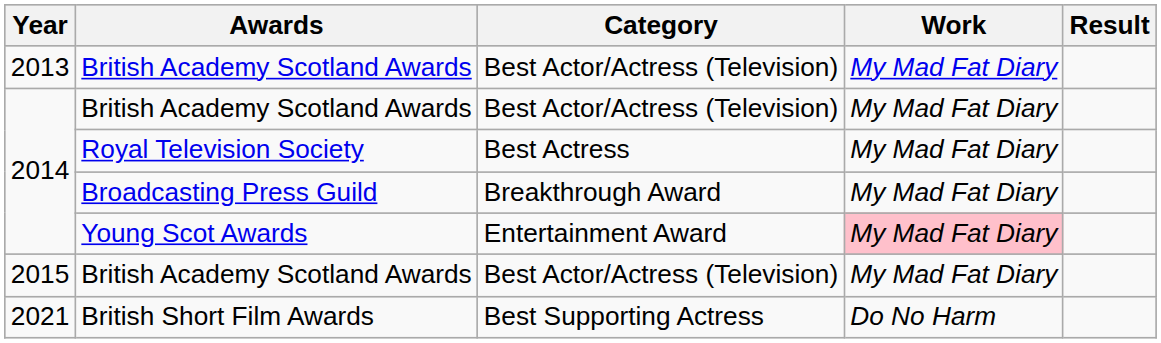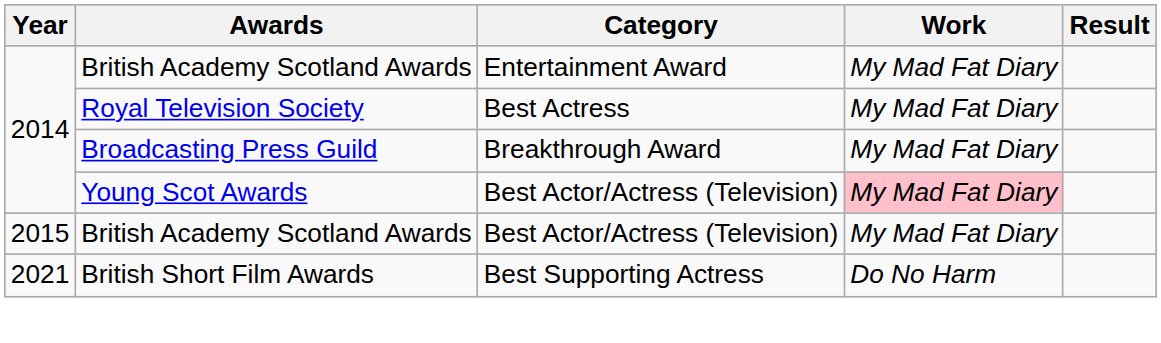- row: (40, 66)
(661, 108) Best Actor/Actress (Television) -> (605, 66) Entertainment Award
(605, 233) Entertainment Award -> (661, 191) Best Actor/Actress (Television)
